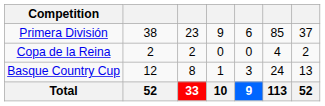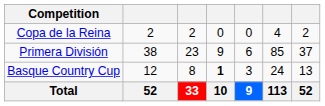rows swapped: (64, 33) <-> (64, 52)
(220, 71) normal -> (220, 71) bold
